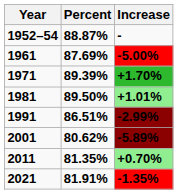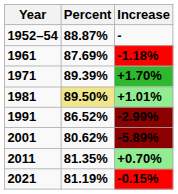(138, 55) -5.00% -> (138, 55) -1.18%
(86, 96) no background -> (86, 96) khaki background
(86, 117) 86.51% -> (86, 117) 86.52%
(86, 179) 81.91% -> (86, 179) 81.19%
(138, 179) -1.35% -> (138, 179) -0.15%
